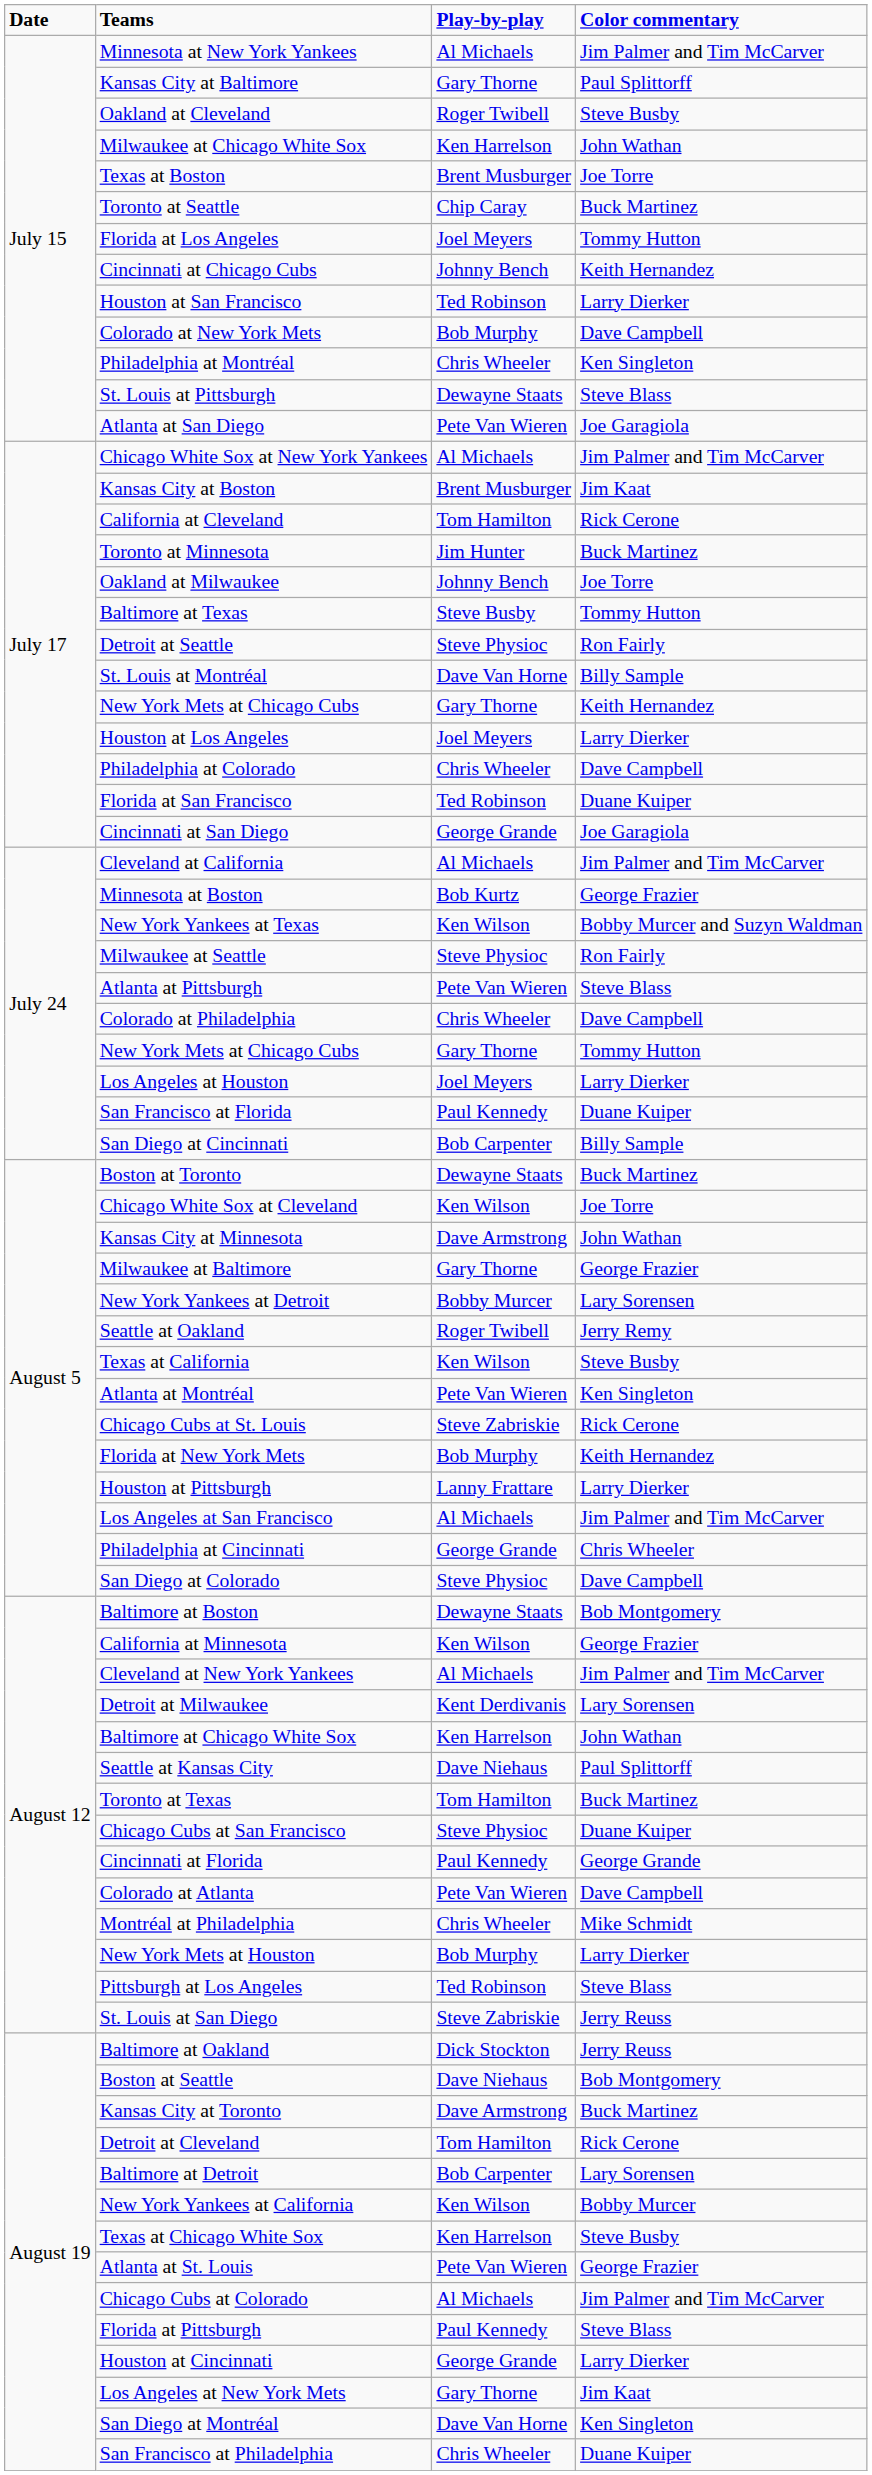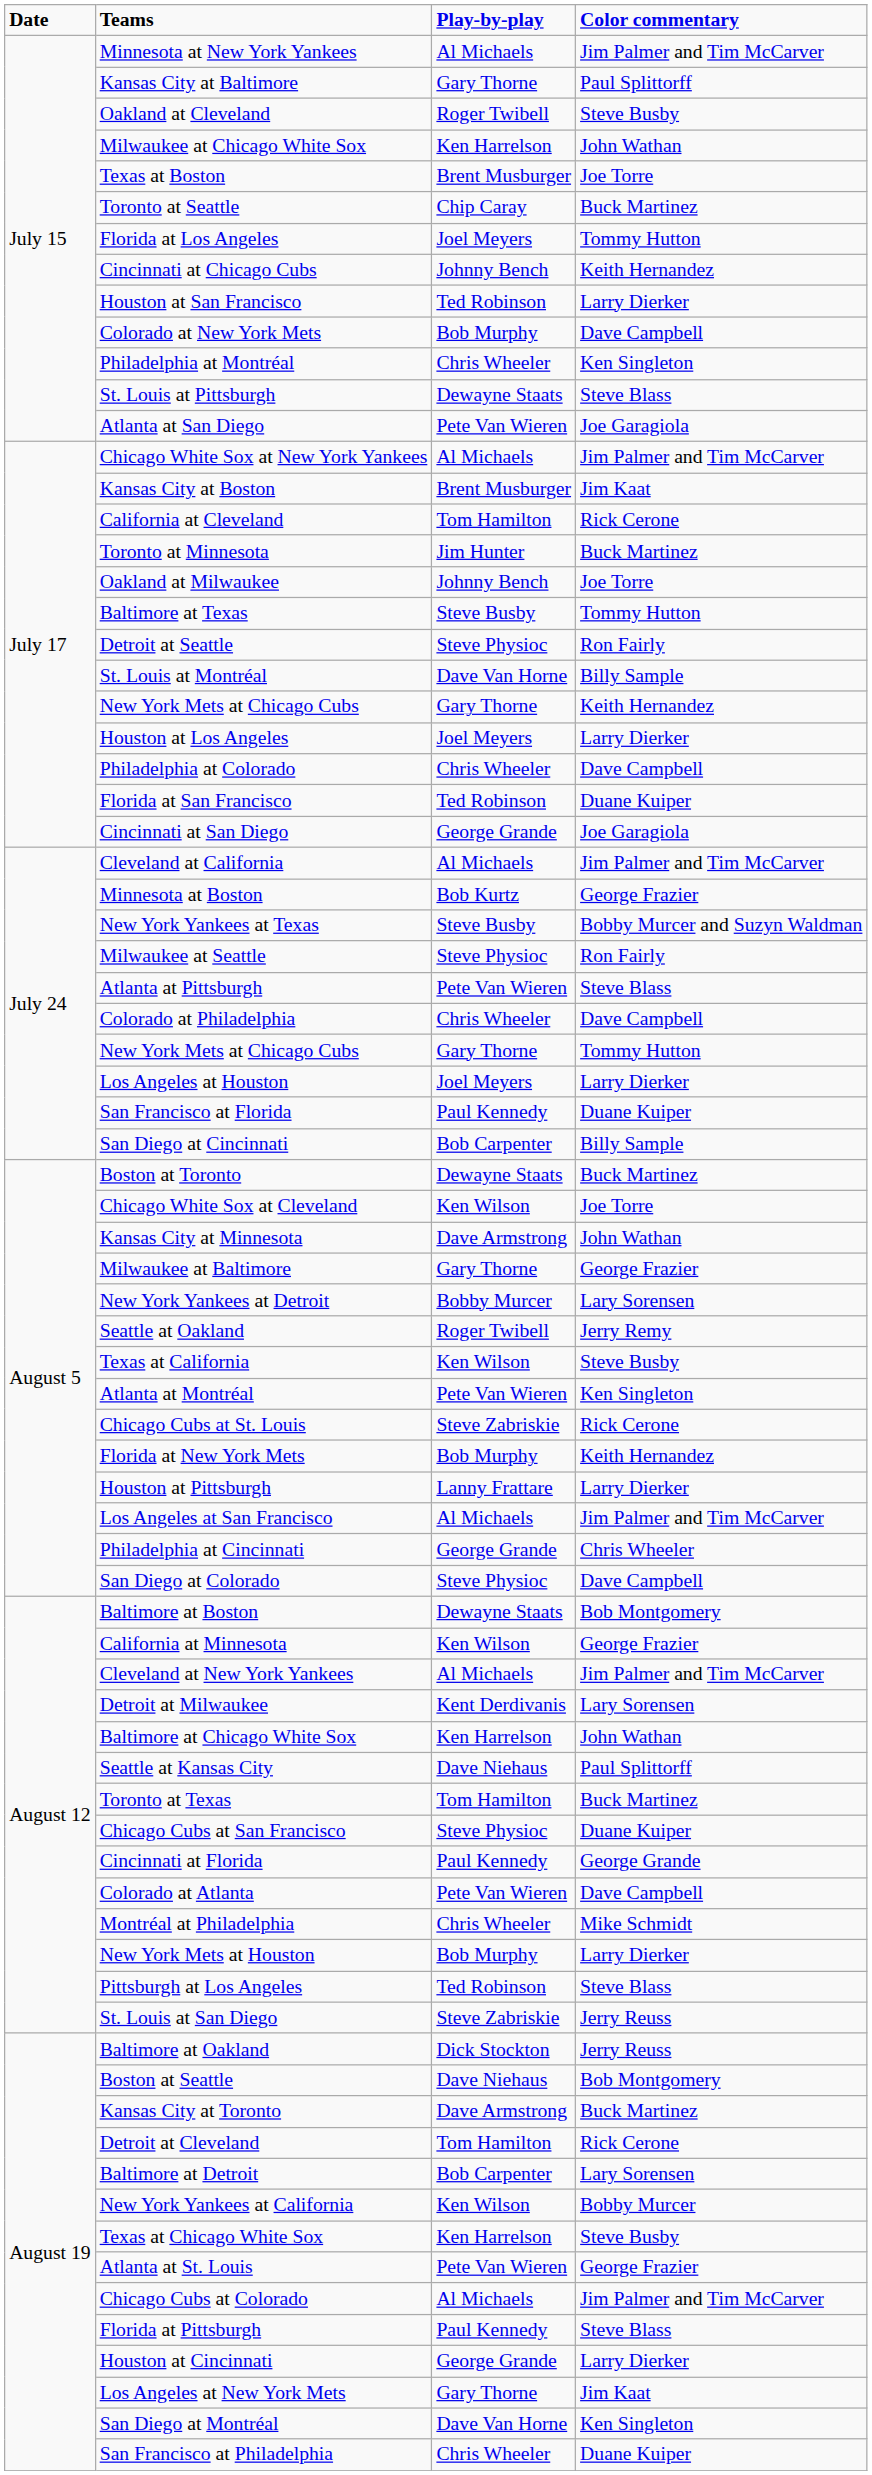(483, 925) Ken Wilson -> (486, 925) Steve Busby
